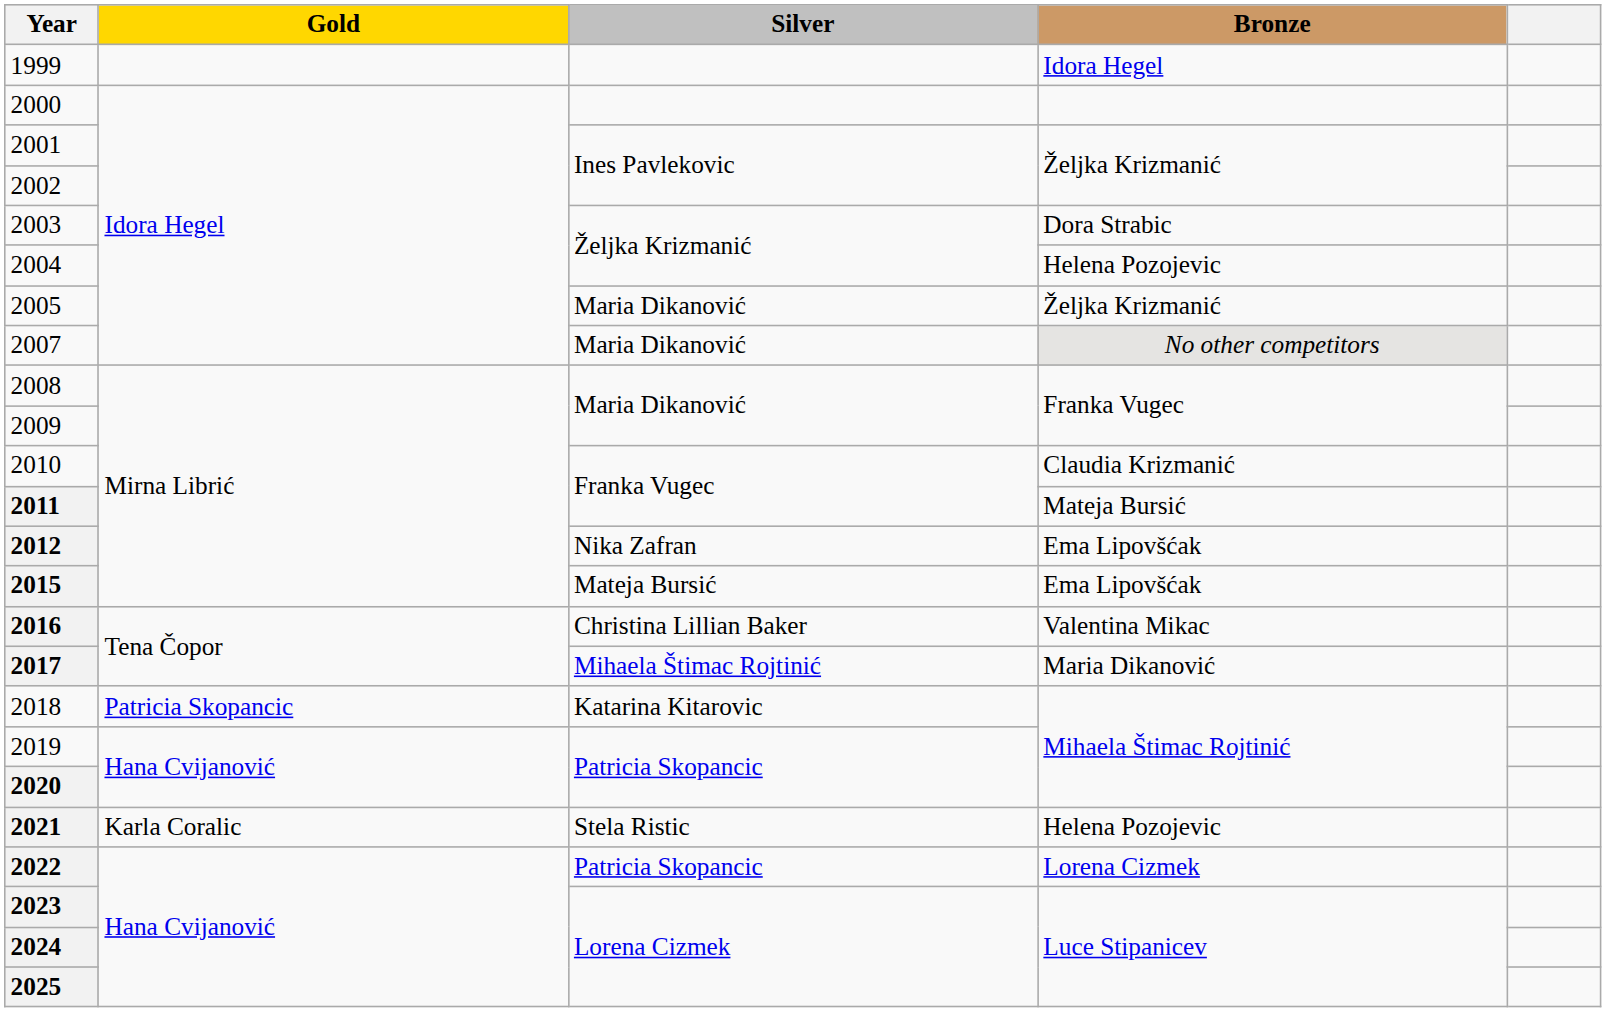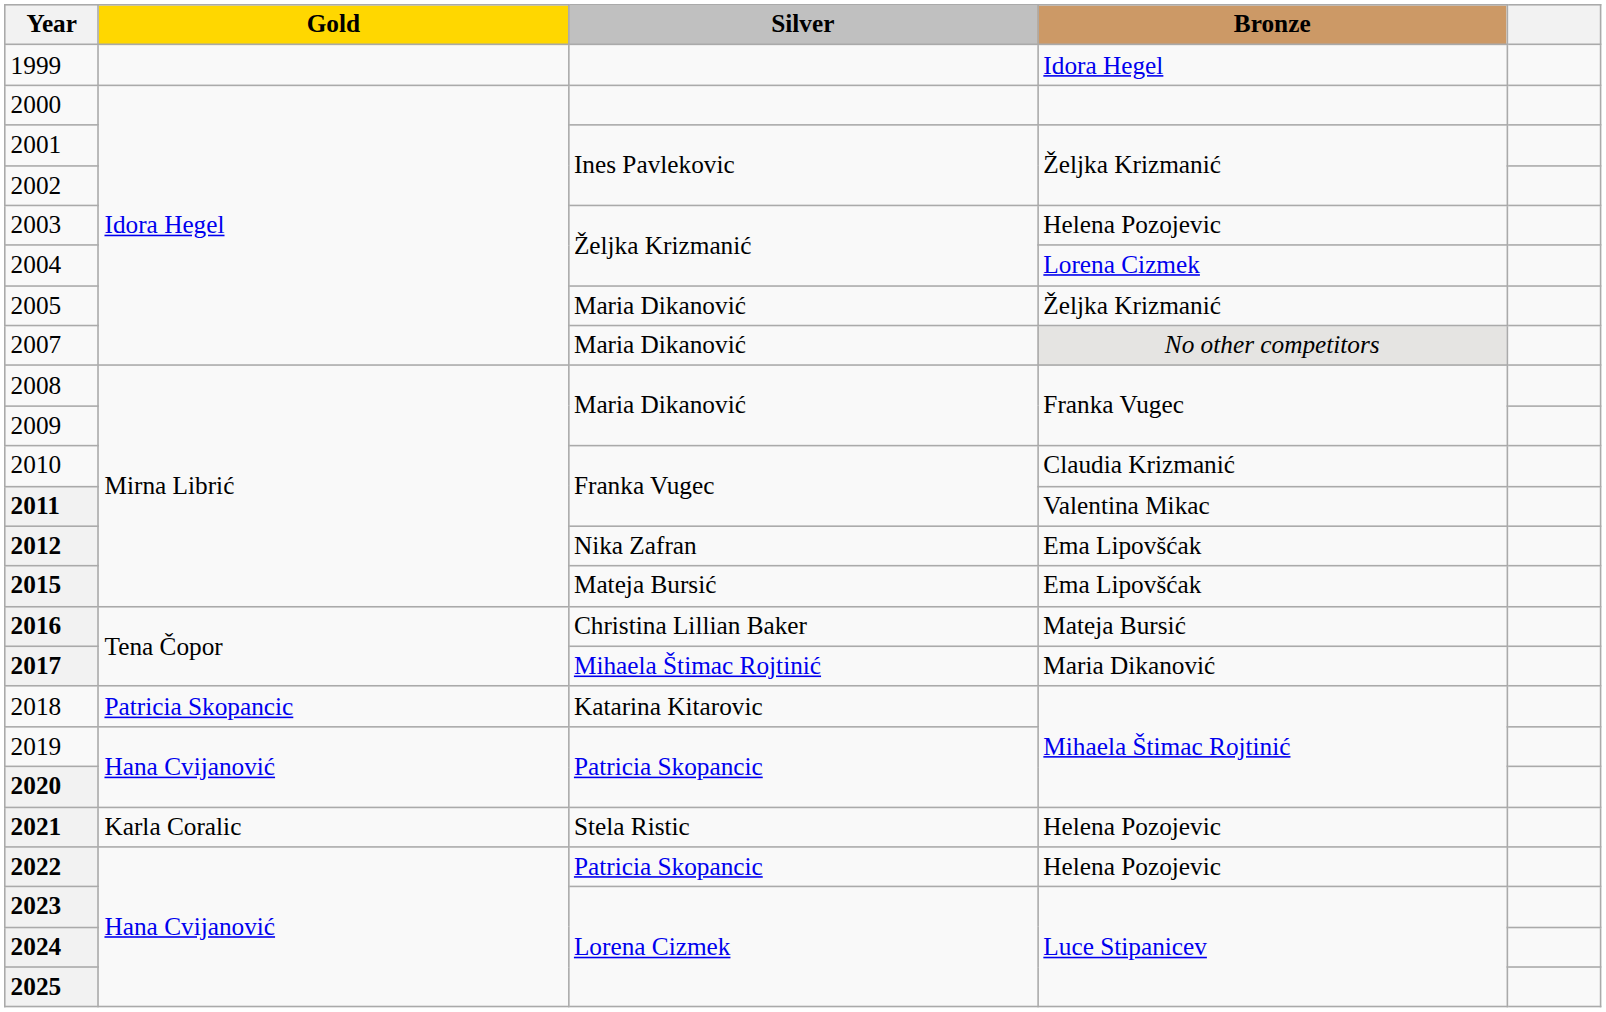(1108, 225) Dora Strabic -> (1132, 225) Helena Pozojevic
(1132, 265) Helena Pozojevic -> (1122, 265) Lorena Cizmek
(1115, 505) Mateja Bursić -> (1127, 505) Valentina Mikac
(1127, 625) Valentina Mikac -> (1115, 625) Mateja Bursić
(1122, 866) Lorena Cizmek -> (1132, 866) Helena Pozojevic
